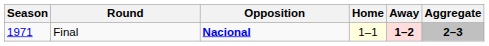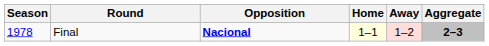(20, 31) 1971 -> (20, 31) 1978
(404, 31) bold -> (404, 31) normal
